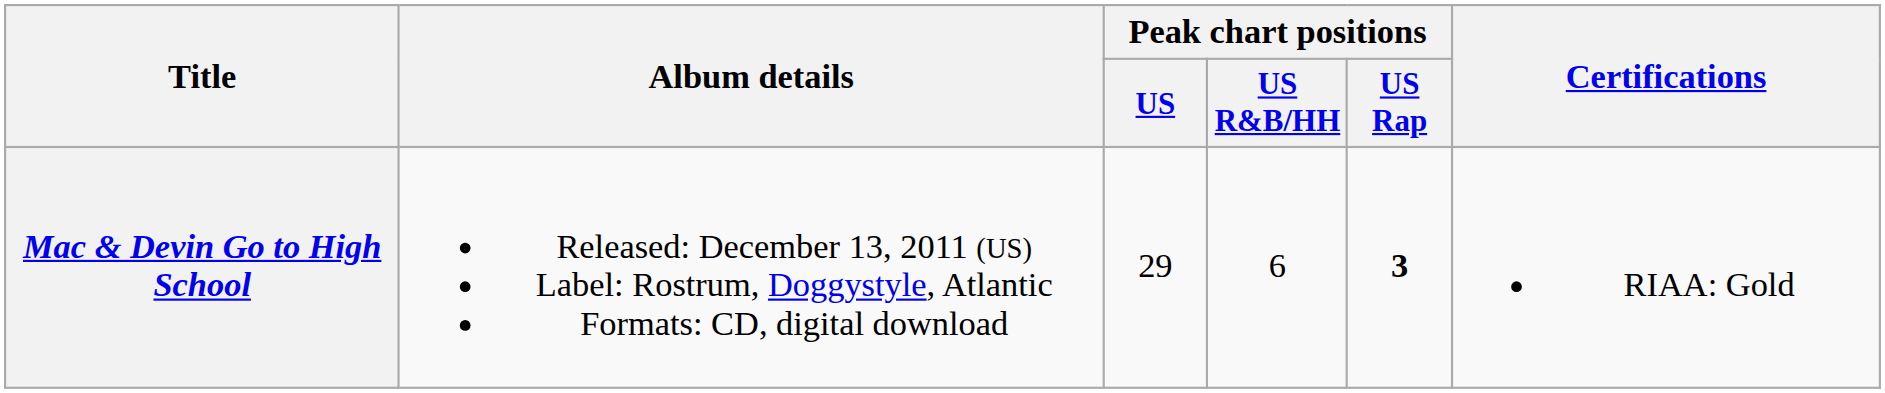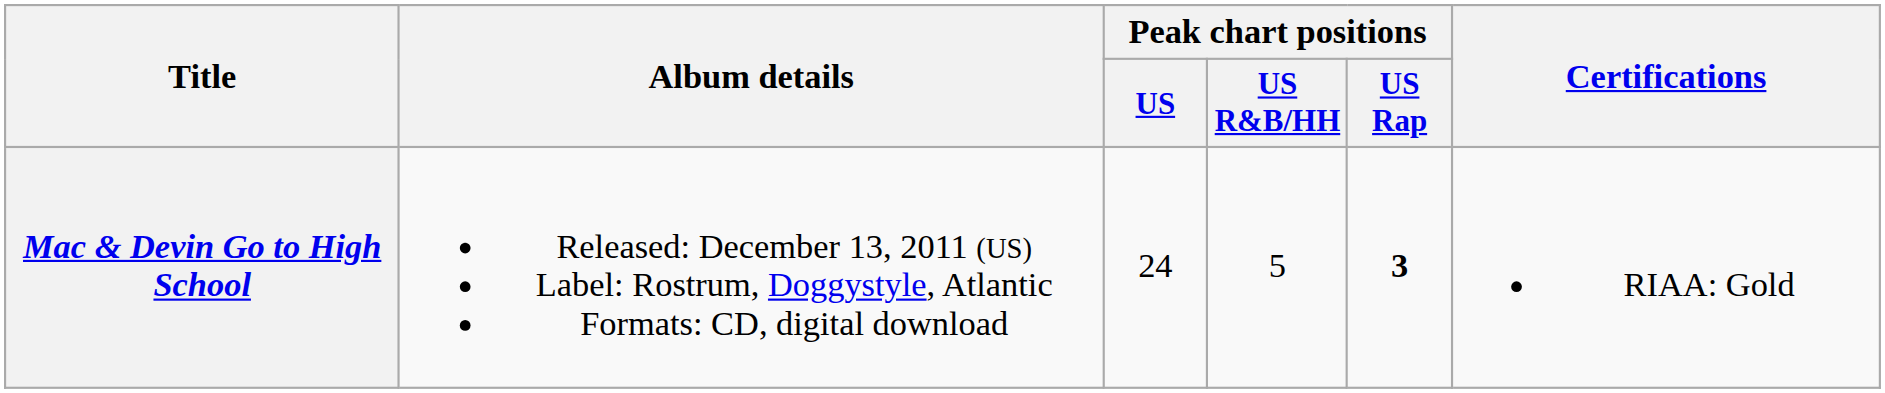(1155, 266) 29 -> (1155, 266) 24
(1277, 266) 6 -> (1277, 266) 5
